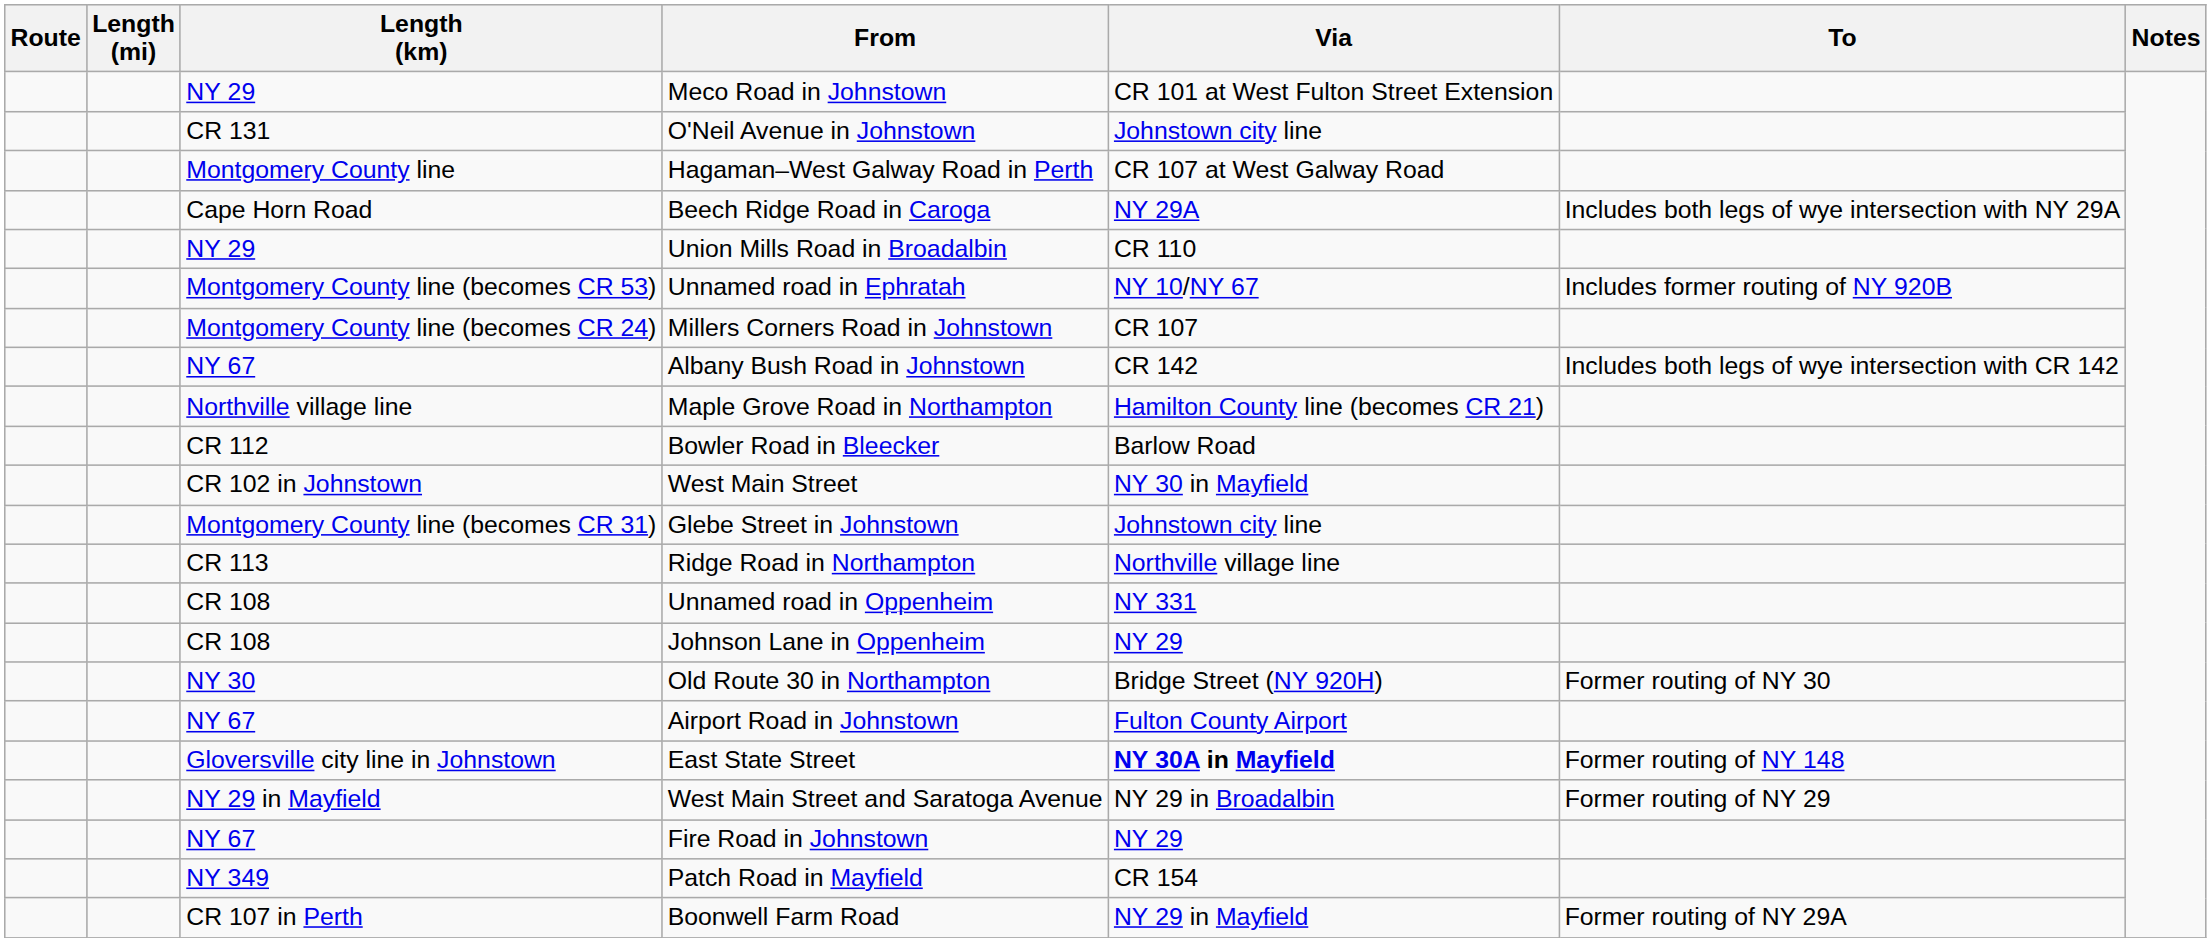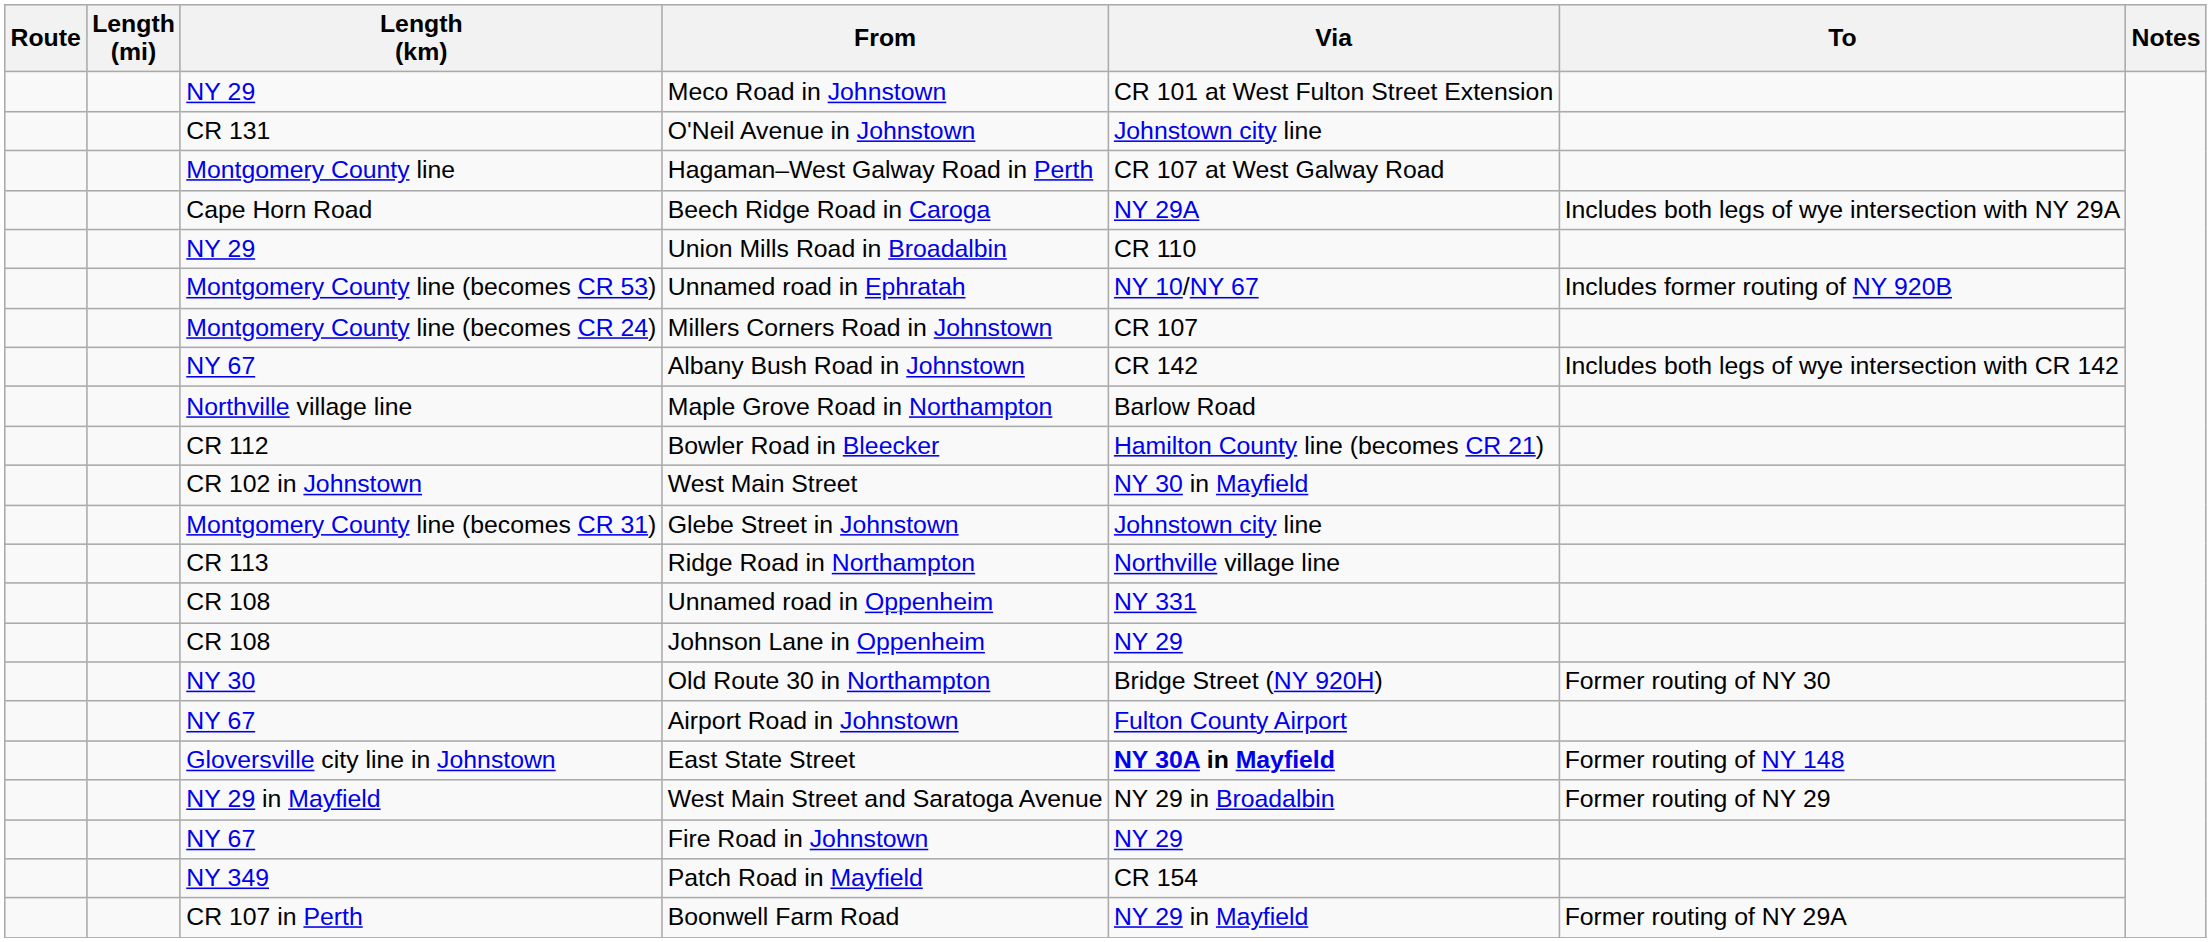(1329, 406) Hamilton County line (becomes CR 21) -> (1185, 406) Barlow Road
(1185, 445) Barlow Road -> (1329, 445) Hamilton County line (becomes CR 21)
